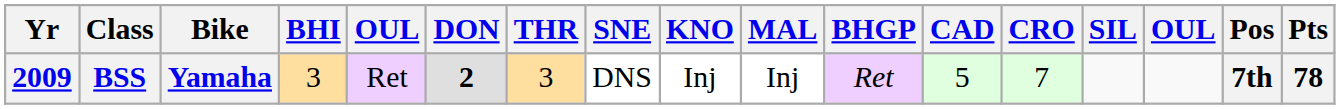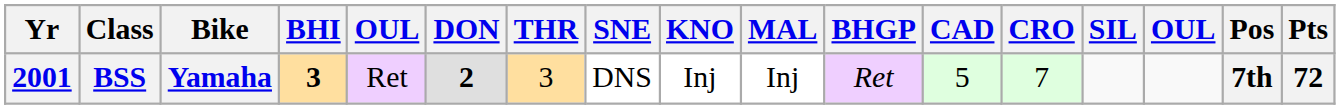(42, 77) 2009 -> (42, 77) 2001
(313, 77) normal -> (313, 77) bold
(1308, 77) 78 -> (1308, 77) 72
